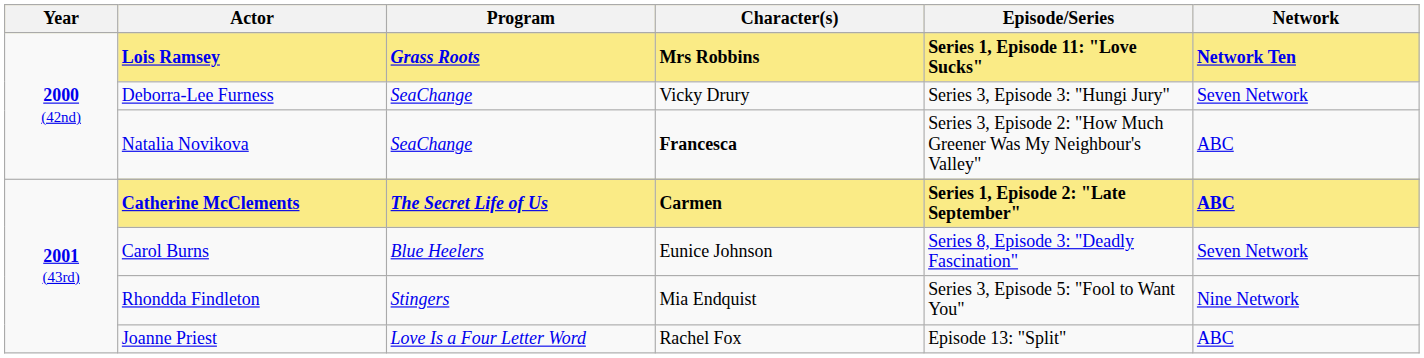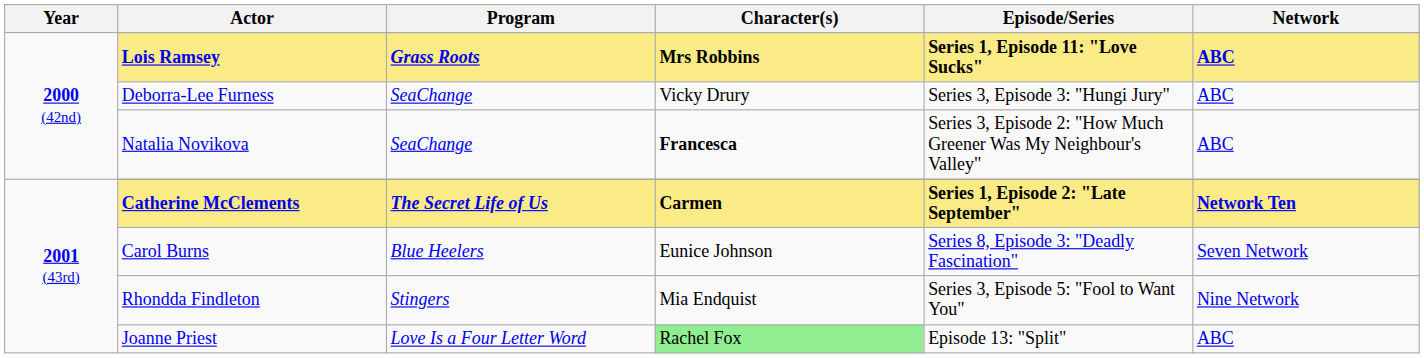(1246, 57) Network Ten -> (1216, 57) ABC
(1252, 95) Seven Network -> (1215, 95) ABC
(1216, 202) ABC -> (1246, 202) Network Ten
(700, 338) no background -> (700, 338) lightgreen background
